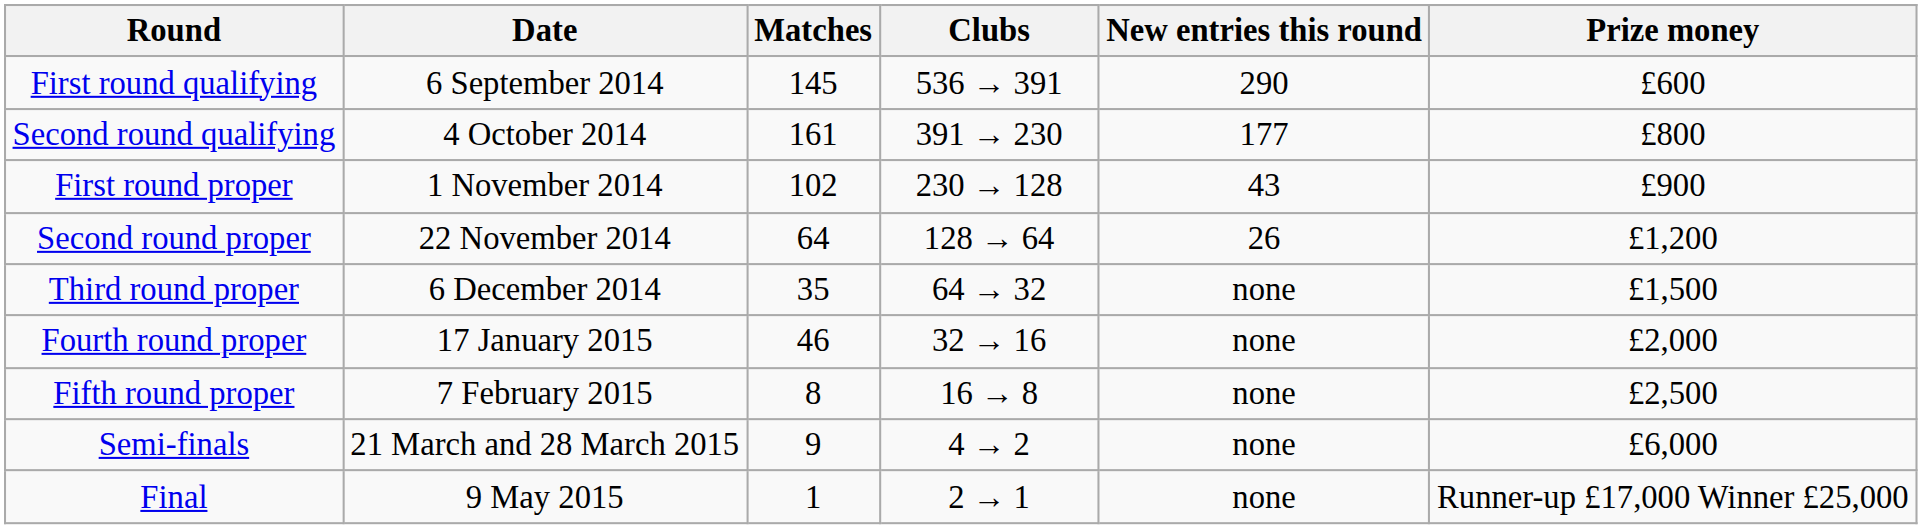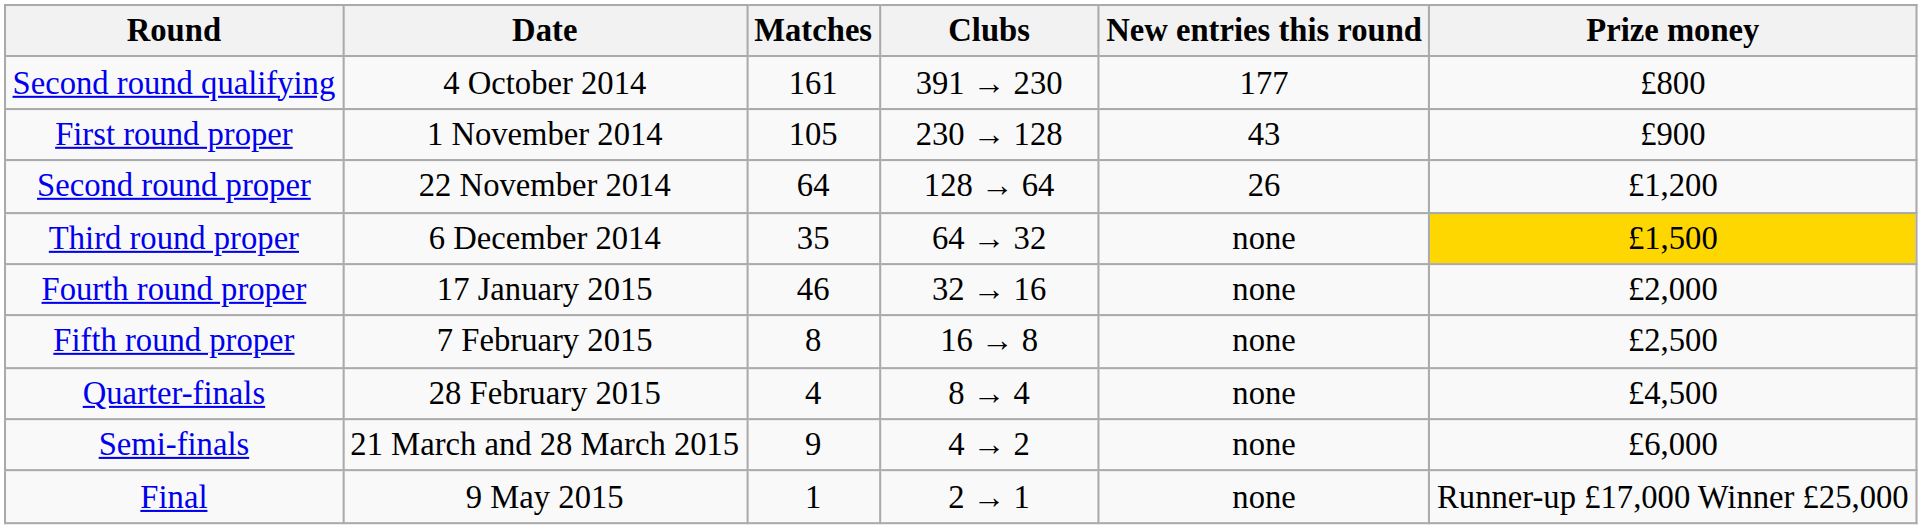- row: (174, 82)
(813, 185) 102 -> (813, 133) 105
(1673, 289) no background -> (1673, 237) gold background
+ row: (174, 392)
